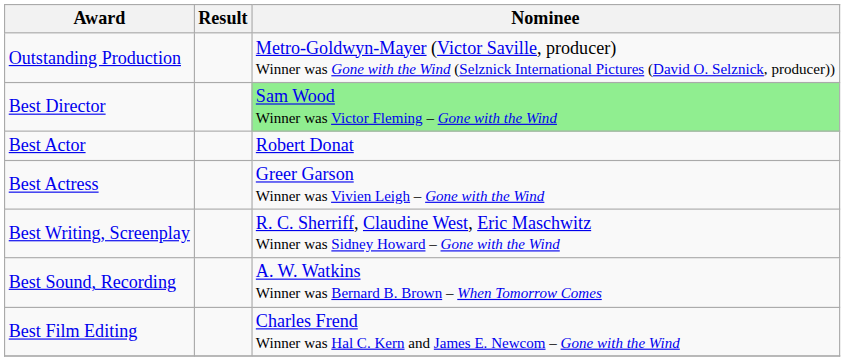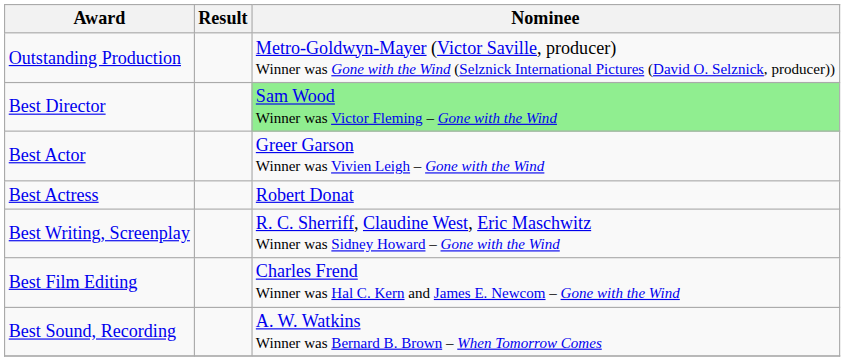(305, 145) Robert Donat -> (400, 155) Greer Garson Winner was Vivien Leigh – Gone with the Wind
(400, 184) Greer Garson Winner was Vivien Leigh – Gone with the Wind -> (305, 194) Robert Donat
rows swapped: (73, 331) <-> (92, 282)
